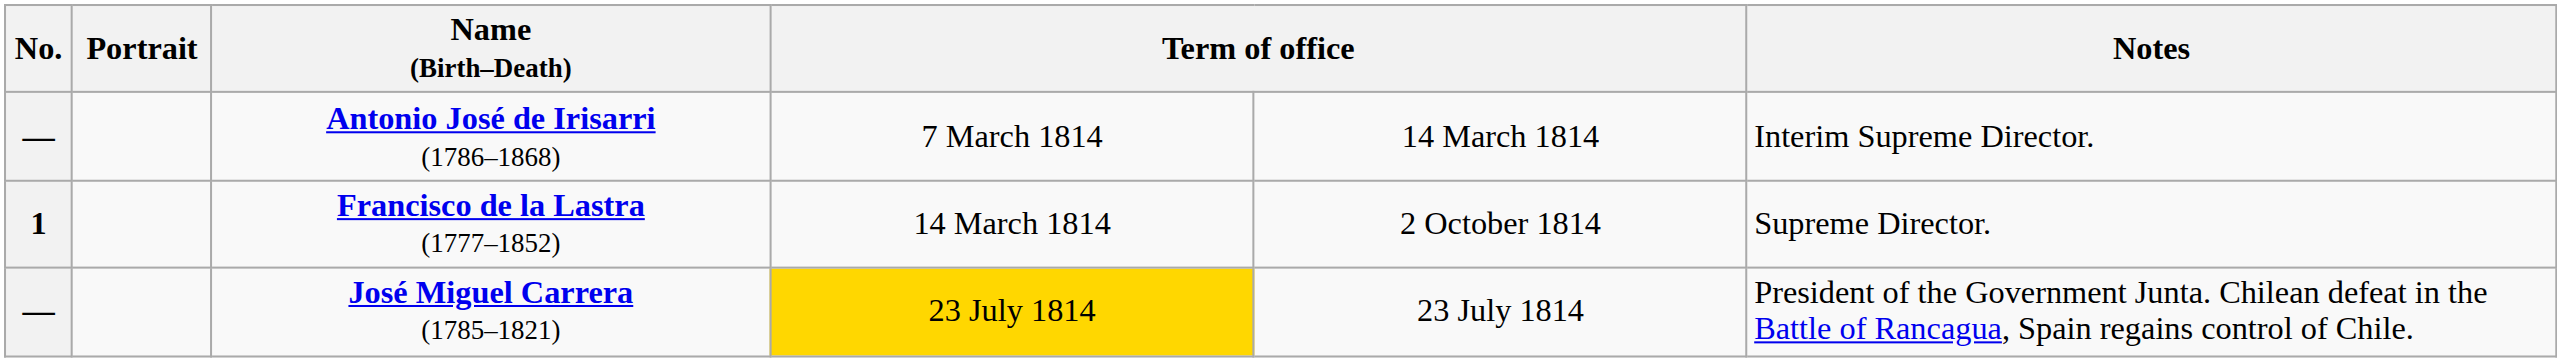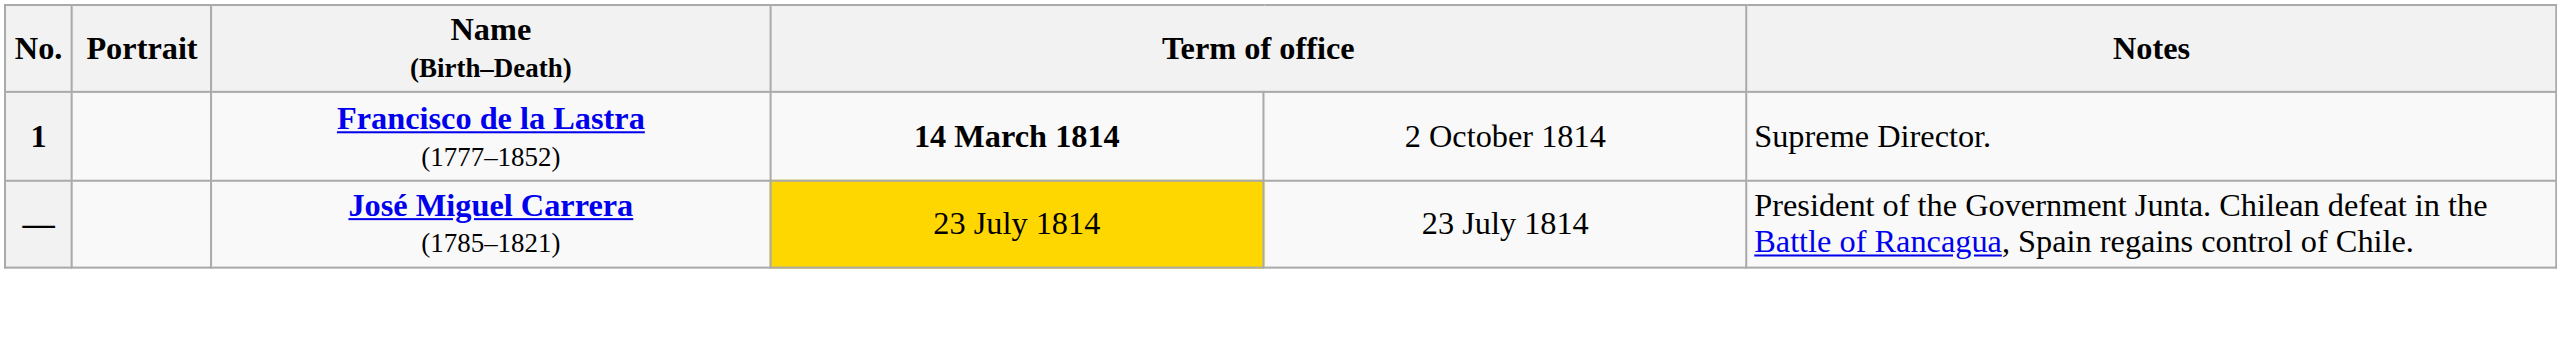- row: (491, 135)
(1012, 223) normal -> (1017, 135) bold
